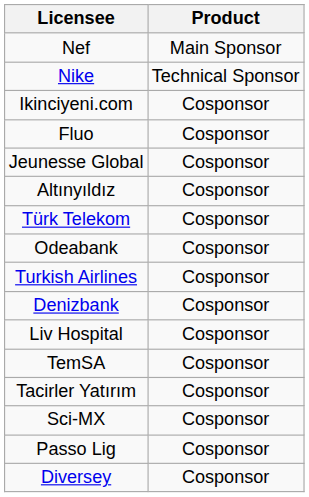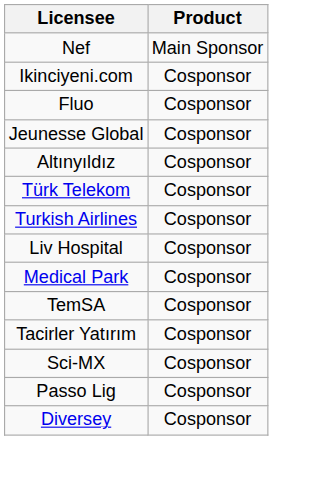- row: (76, 76)
- row: (76, 248)
- row: (76, 305)
+ row: (76, 276)
